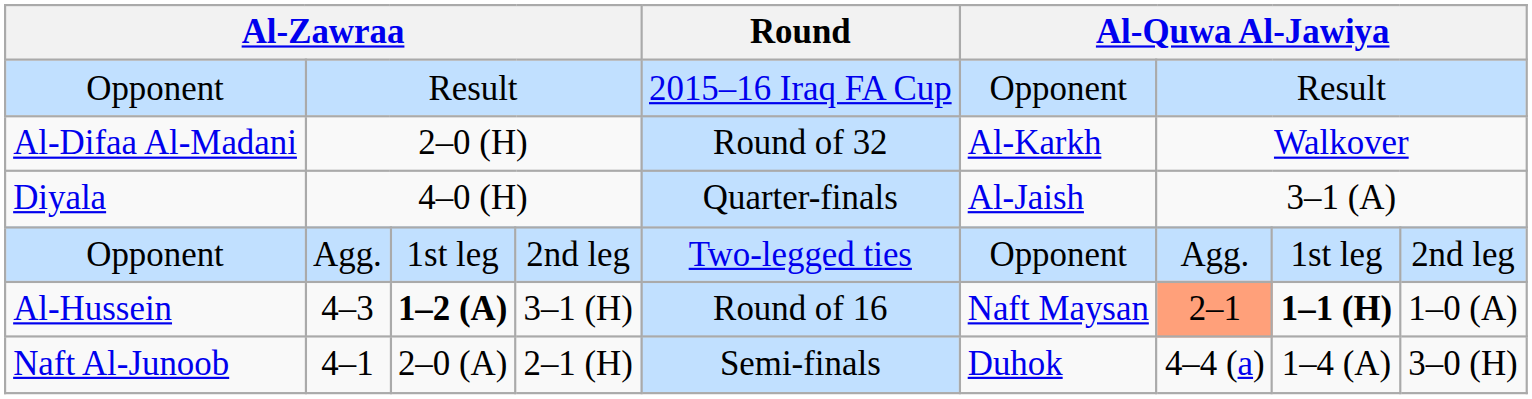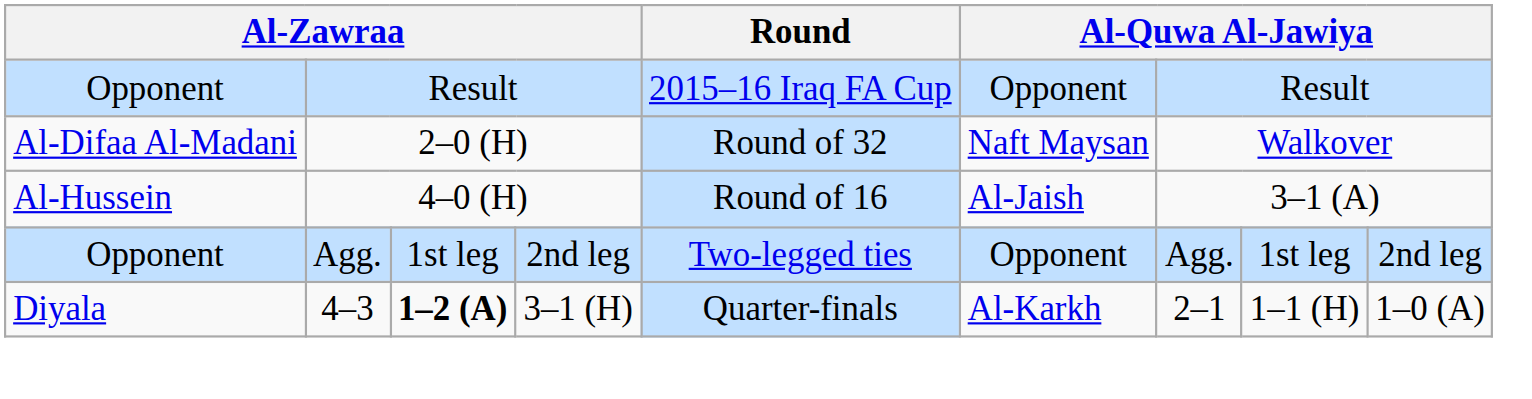(1035, 142) Al-Karkh -> (1058, 142) Naft Maysan
(60, 198) Diyala -> (93, 198) Al-Hussein
(800, 198) Quarter-finals -> (800, 198) Round of 16
(93, 308) Al-Hussein -> (60, 308) Diyala
(800, 308) Round of 16 -> (800, 308) Quarter-finals
(1058, 308) Naft Maysan -> (1035, 308) Al-Karkh
(1215, 308) lightsalmon background -> (1199, 308) no background
(1336, 308) bold -> (1305, 308) normal
- row: (347, 364)
